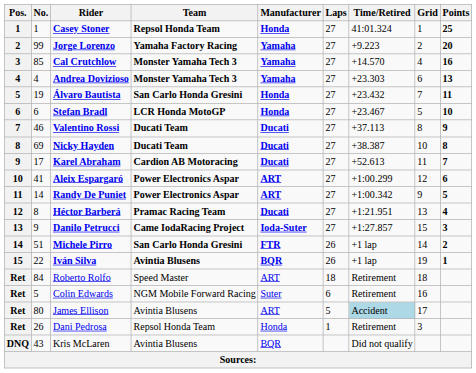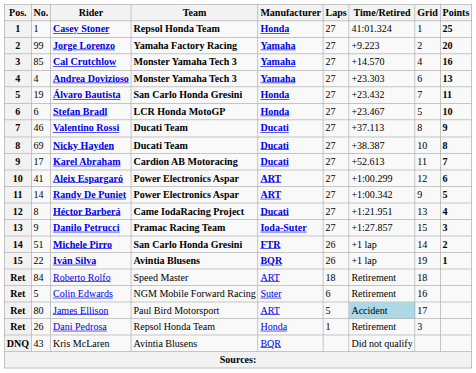(179, 211) Pramac Racing Team -> (189, 211) Came IodaRacing Project
(189, 227) Came IodaRacing Project -> (179, 227) Pramac Racing Team
(165, 310) Avintia Blusens -> (176, 310) Paul Bird Motorsport
